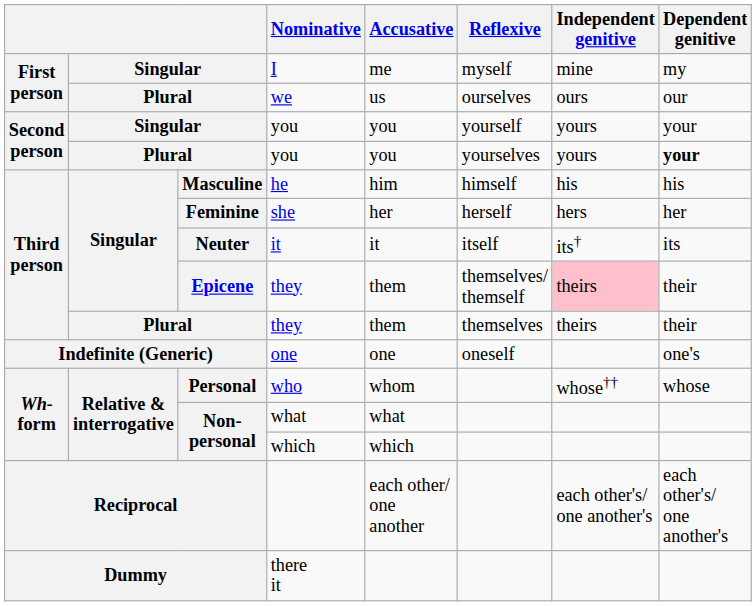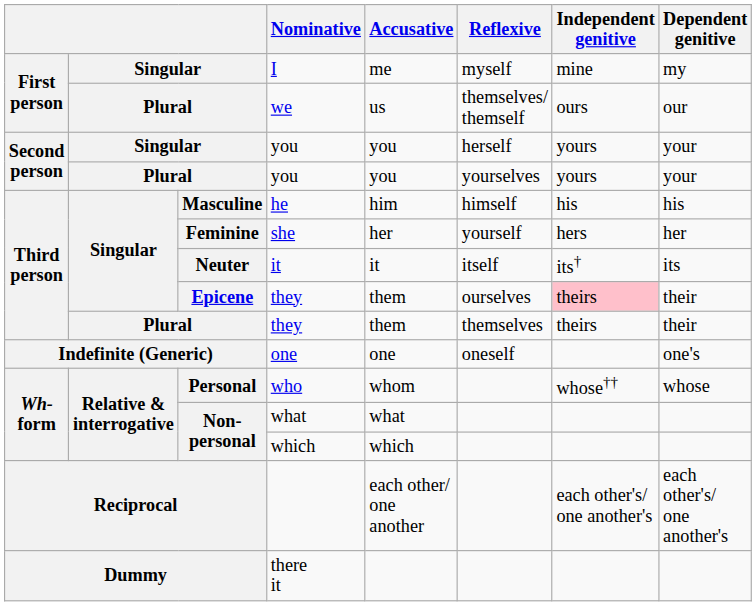(496, 97) ourselves -> (505, 107) themselves/ themself
(492, 126) yourself -> (487, 146) herself
(681, 155) bold -> (680, 175) normal
(487, 213) herself -> (492, 233) yourself
(505, 286) themselves/ themself -> (496, 296) ourselves
